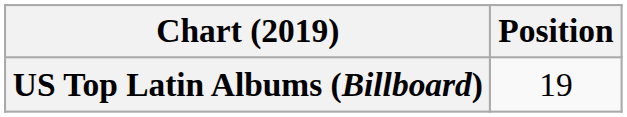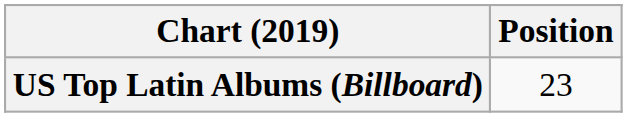(556, 84) 19 -> (556, 84) 23
